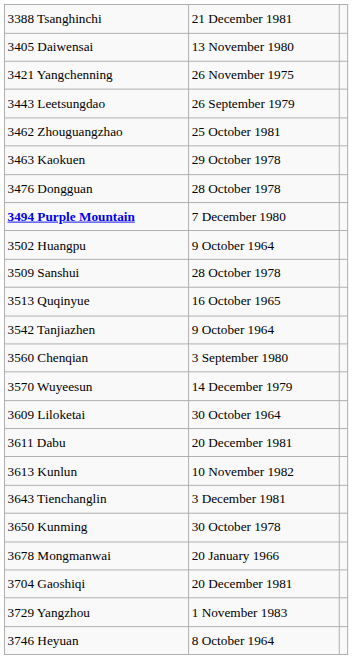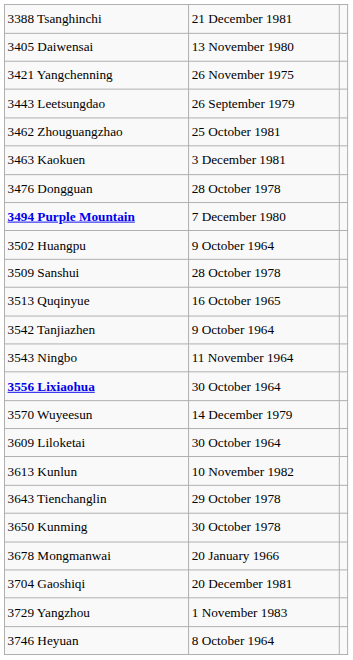(236, 160) 29 October 1978 -> (239, 160) 3 December 1981
+ row: (42, 358)
+ row: (51, 386)
- row: (48, 358)
- row: (37, 442)
(239, 499) 3 December 1981 -> (236, 499) 29 October 1978
